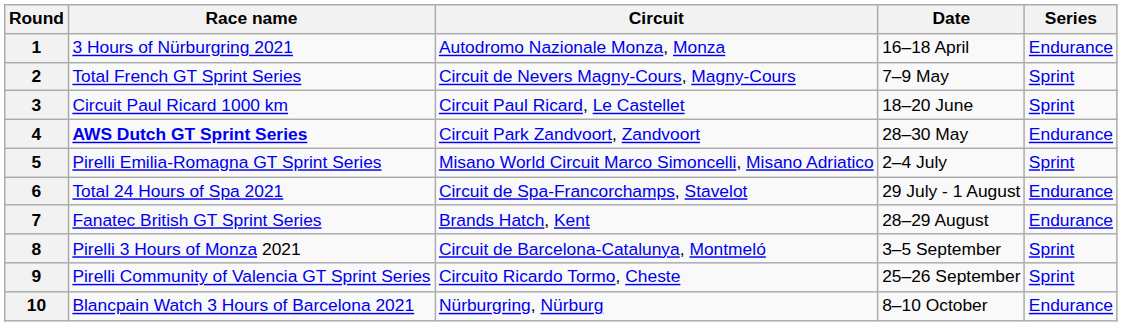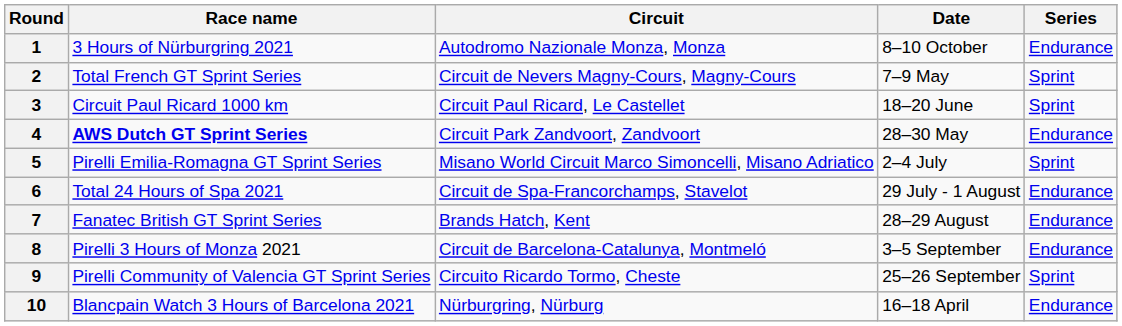(926, 48) 16–18 April -> (935, 48) 8–10 October
(1052, 249) Sprint -> (1071, 249) Endurance
(935, 306) 8–10 October -> (926, 306) 16–18 April
